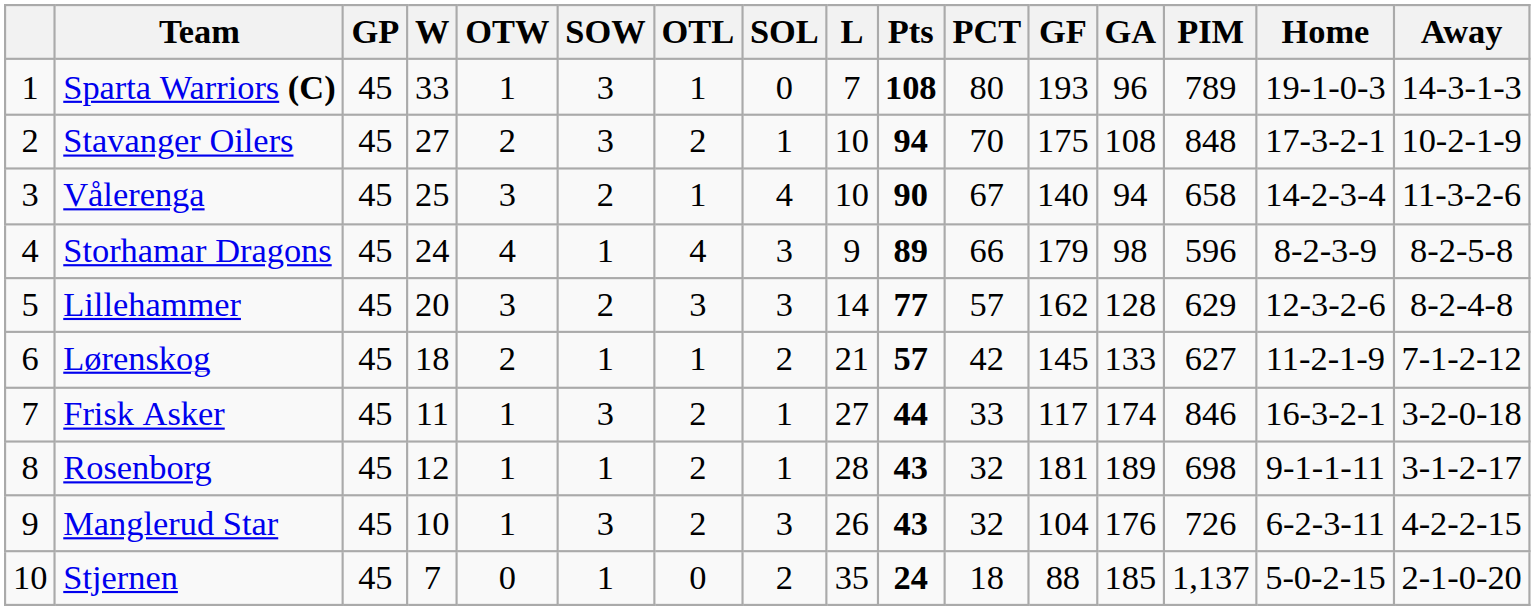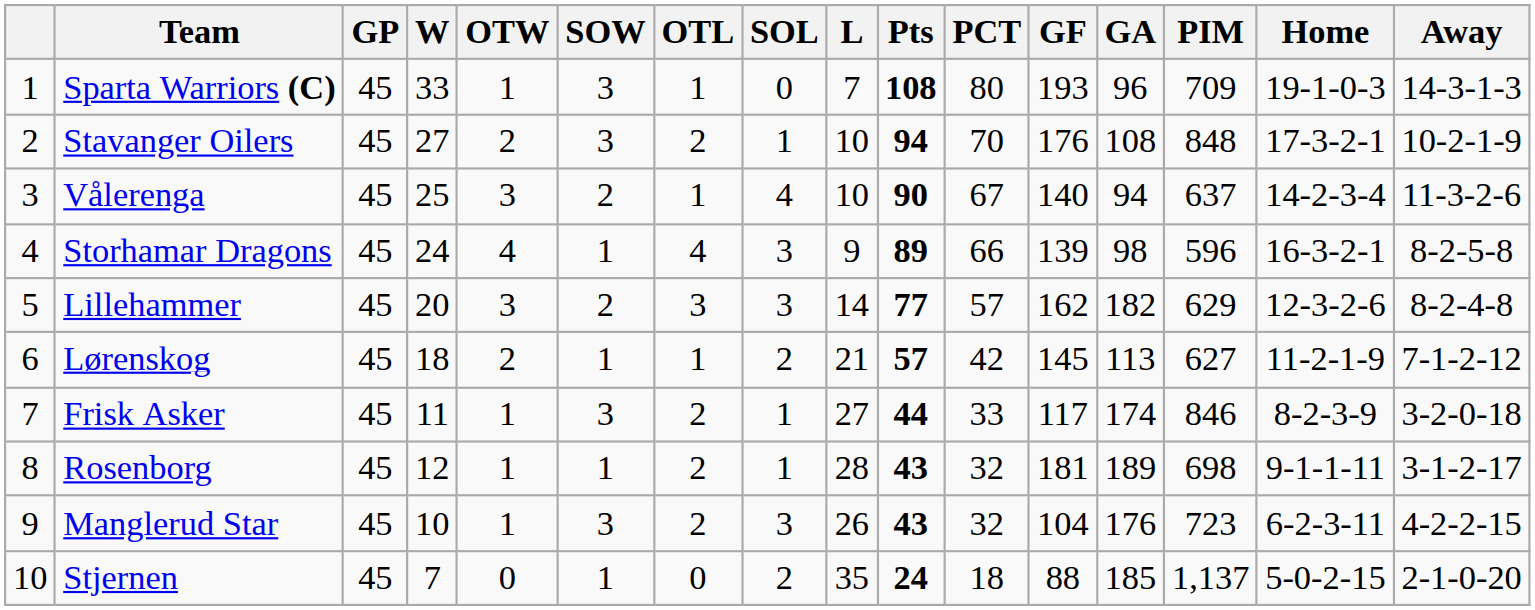(1211, 86) 789 -> (1211, 86) 709
(1063, 140) 175 -> (1063, 140) 176
(1211, 195) 658 -> (1211, 195) 637
(1063, 250) 179 -> (1063, 250) 139
(1325, 250) 8-2-3-9 -> (1325, 250) 16-3-2-1
(1130, 304) 128 -> (1130, 304) 182
(1130, 359) 133 -> (1130, 359) 113
(1325, 413) 16-3-2-1 -> (1325, 413) 8-2-3-9
(1211, 522) 726 -> (1211, 522) 723
